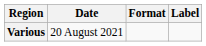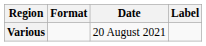columns swapped: (87, 13) <-> (147, 13)
